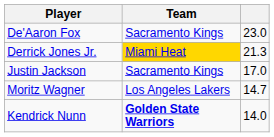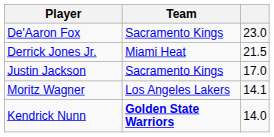(156, 52) gold background -> (156, 52) no background
(255, 52) 21.3 -> (255, 52) 21.5
(255, 90) 14.7 -> (255, 90) 14.1
